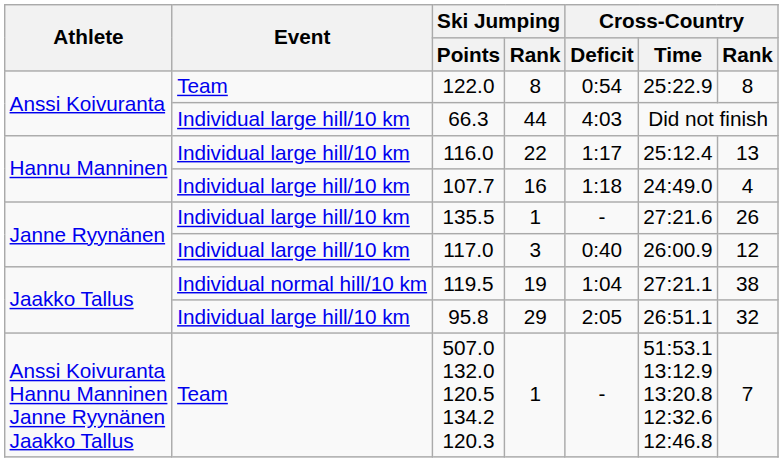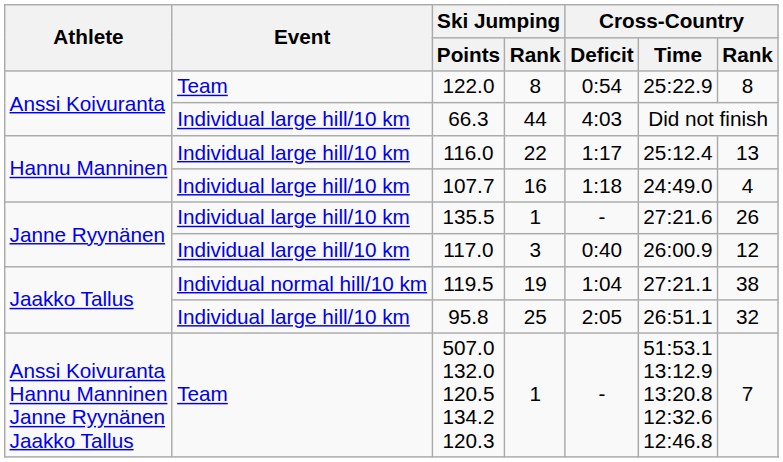(535, 316) 29 -> (535, 316) 25
